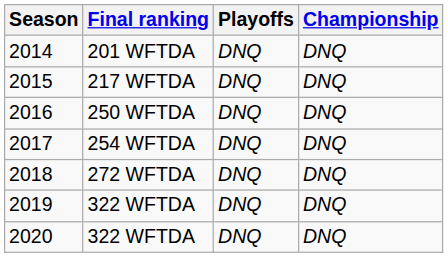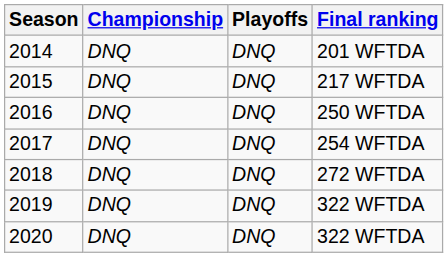columns swapped: (148, 19) <-> (371, 19)
